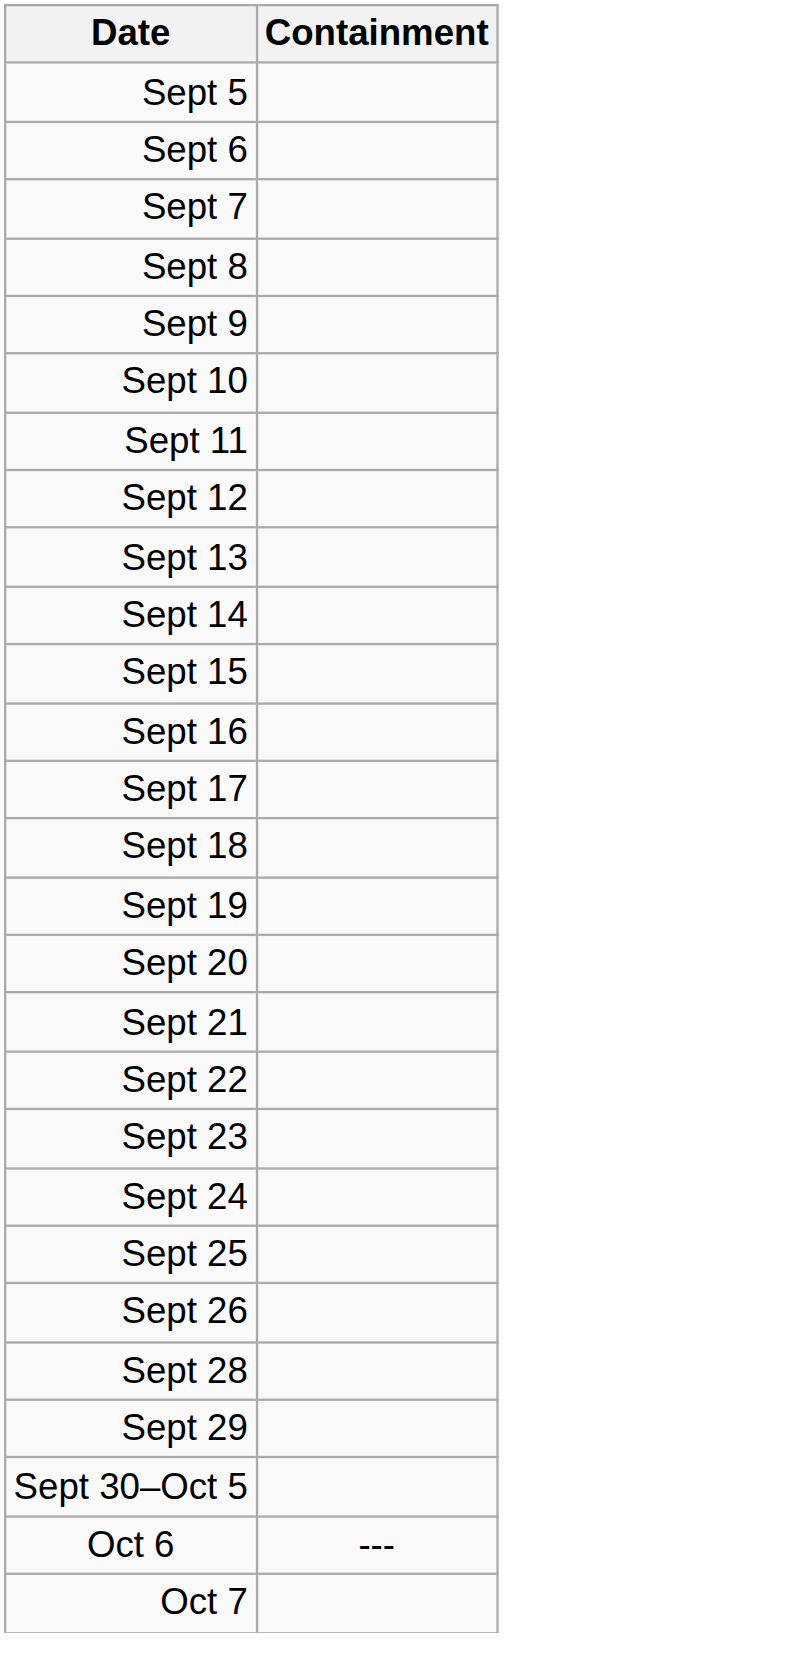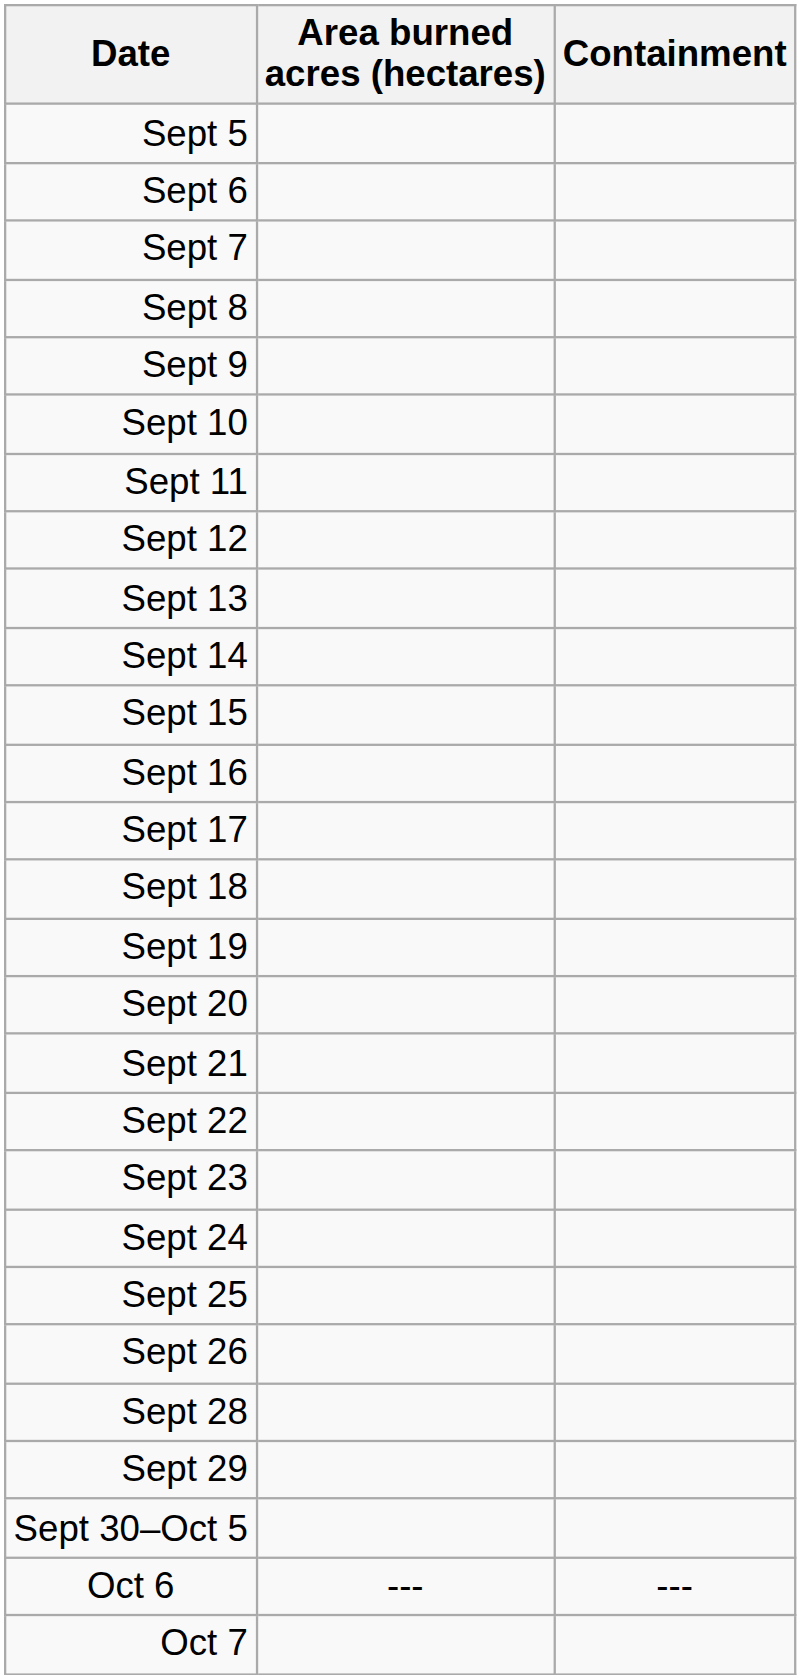+ column: (405, 54)
